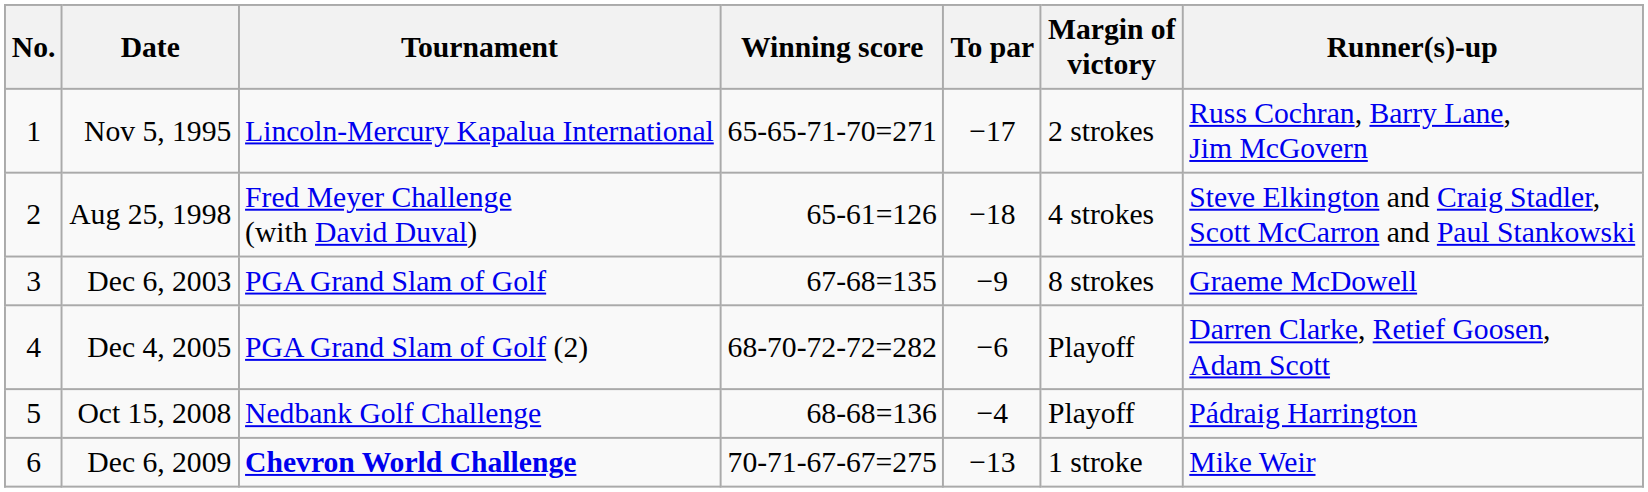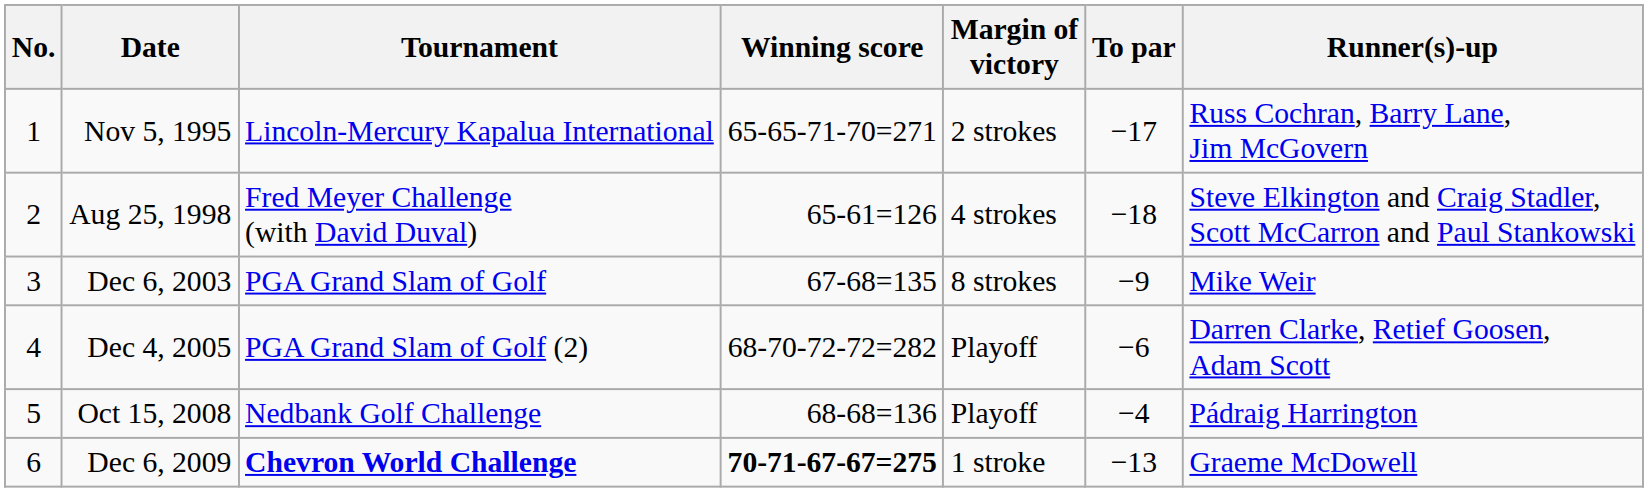columns swapped: (992, 46) <-> (1112, 46)
(1303, 281) Graeme McDowell -> (1253, 281) Mike Weir
(832, 462) normal -> (832, 462) bold
(1252, 462) Mike Weir -> (1303, 462) Graeme McDowell
